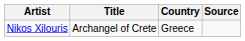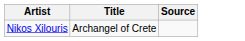- column: (180, 12)
